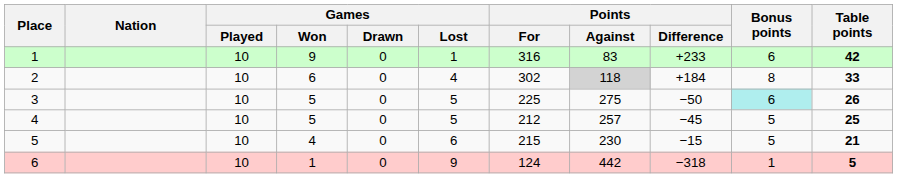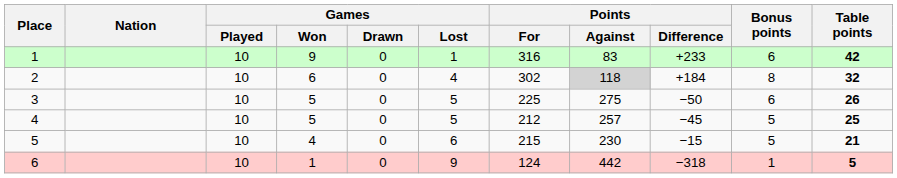(852, 78) 33 -> (852, 78) 32
(772, 99) paleturquoise background -> (772, 99) no background
